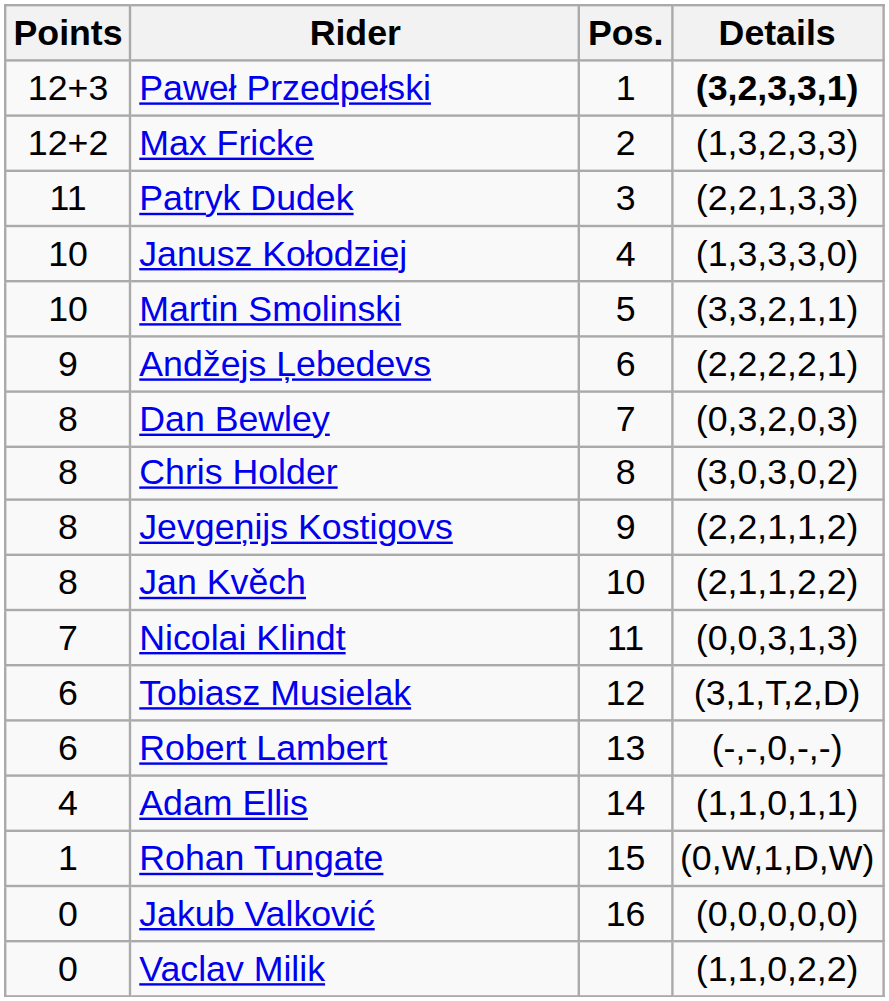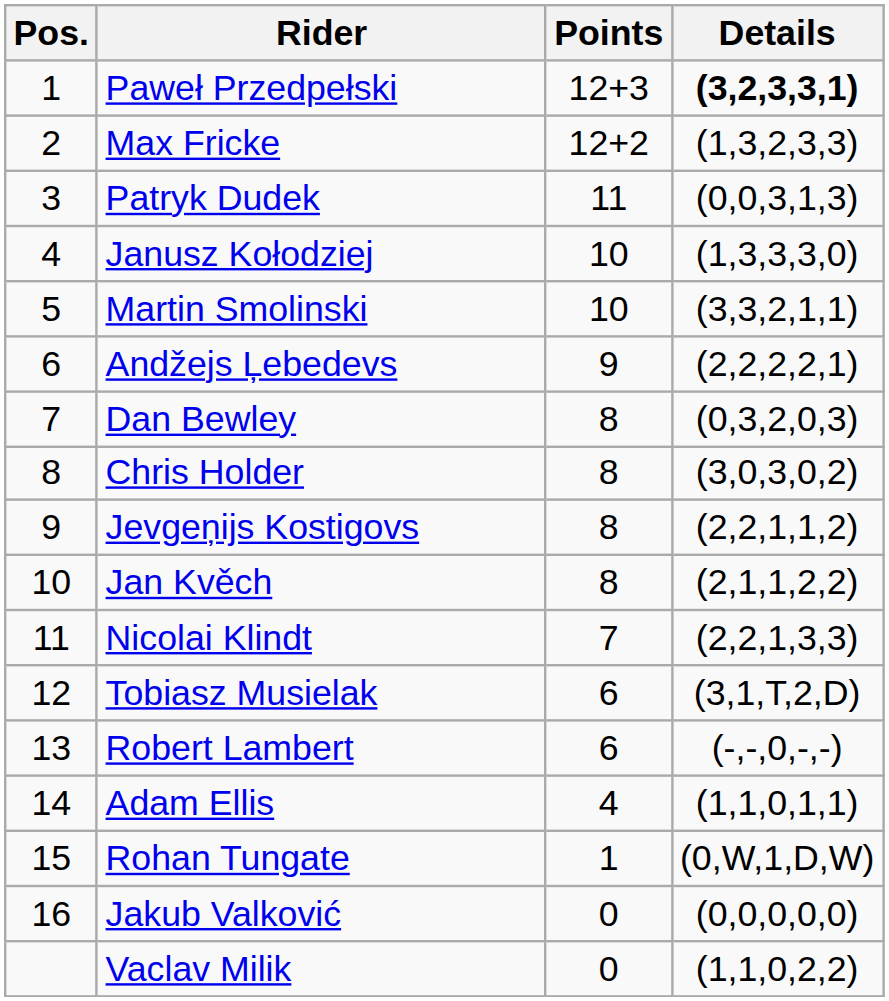columns swapped: (626, 33) <-> (68, 33)
(777, 198) (2,2,1,3,3) -> (777, 198) (0,0,3,1,3)
(777, 638) (0,0,3,1,3) -> (777, 638) (2,2,1,3,3)
